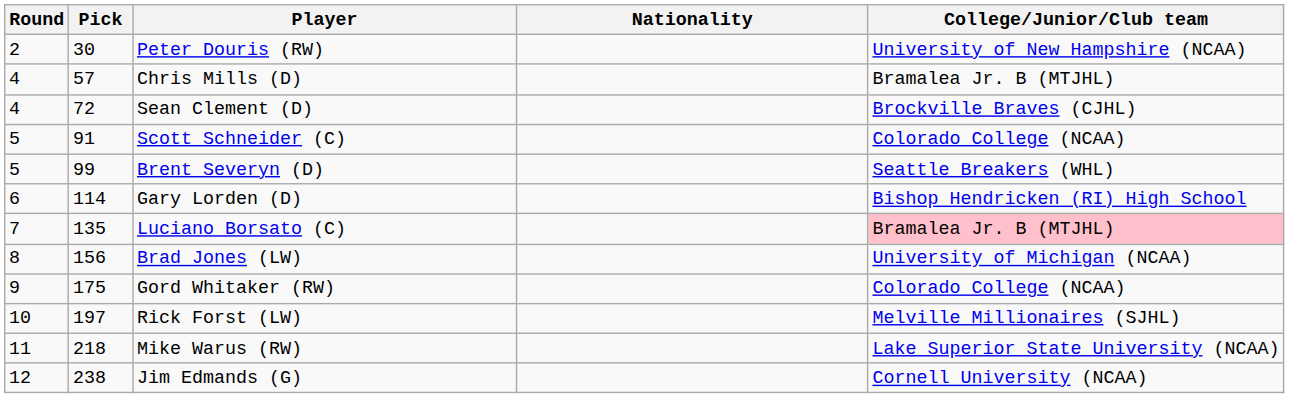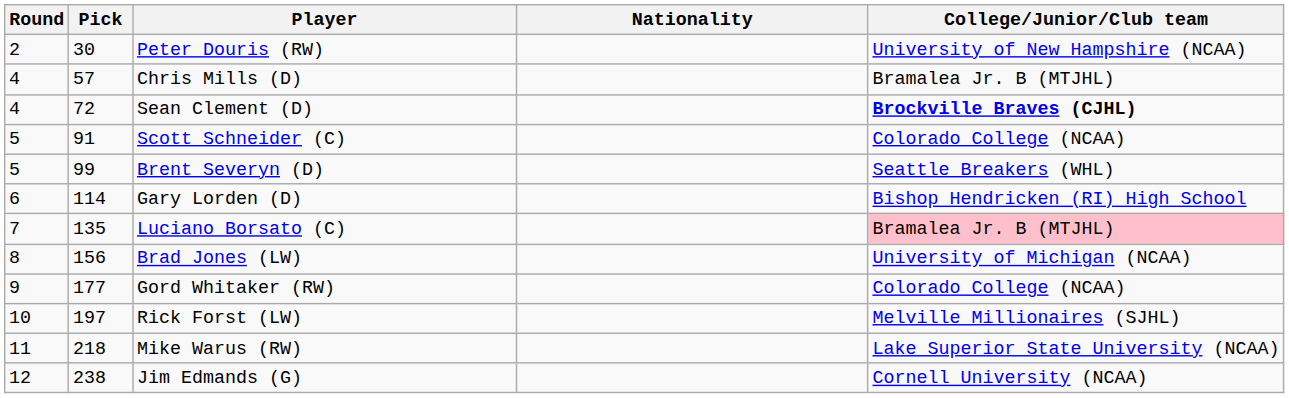(1004, 109) normal -> (1004, 109) bold
(90, 289) 175 -> (90, 289) 177
